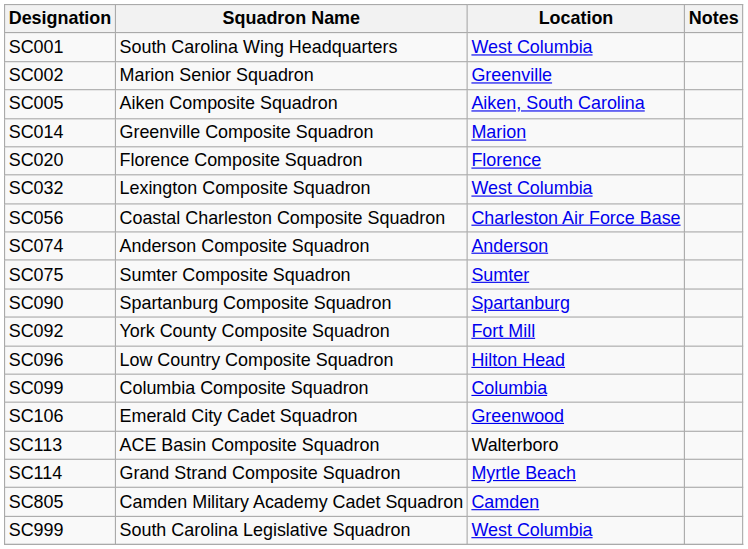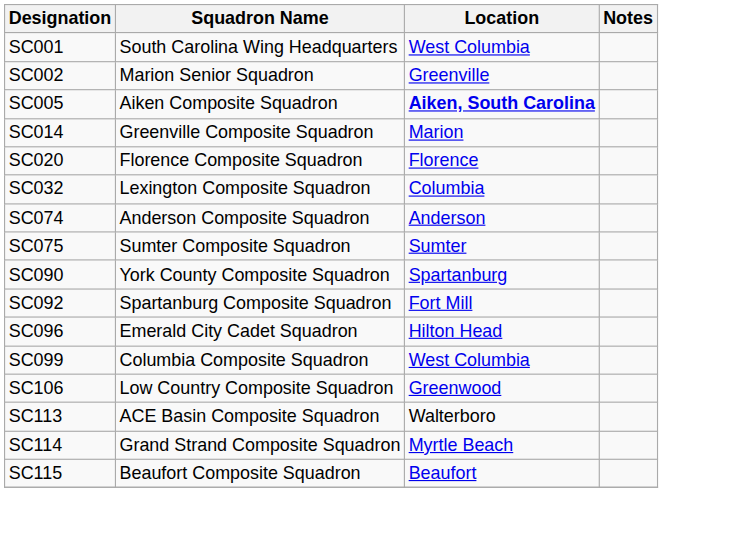(558, 103) normal -> (502, 103) bold
(532, 189) West Columbia -> (447, 189) Columbia
- row: (36, 217)
(255, 302) Spartanburg Composite Squadron -> (255, 274) York County Composite Squadron
(255, 331) York County Composite Squadron -> (255, 302) Spartanburg Composite Squadron
(256, 359) Low Country Composite Squadron -> (239, 331) Emerald City Cadet Squadron
(509, 388) Columbia -> (469, 359) West Columbia
(239, 416) Emerald City Cadet Squadron -> (256, 388) Low Country Composite Squadron
+ row: (35, 473)
- row: (36, 501)
- row: (36, 530)
